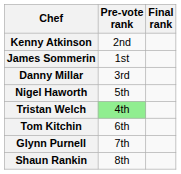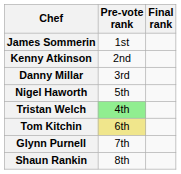rows swapped: (51, 42) <-> (51, 59)
(122, 127) no background -> (122, 127) khaki background
